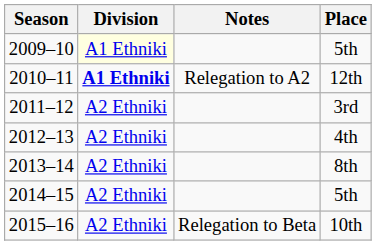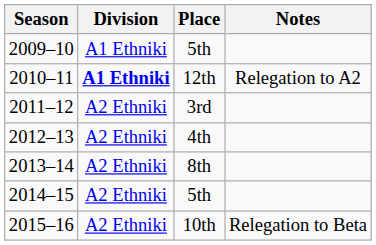columns swapped: (346, 19) <-> (247, 19)
(126, 48) lightyellow background -> (126, 48) no background
